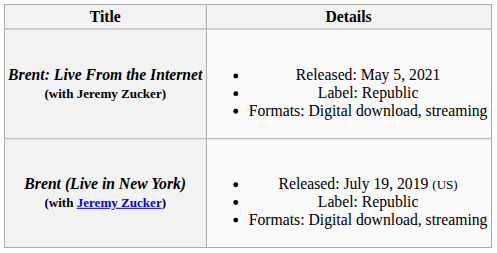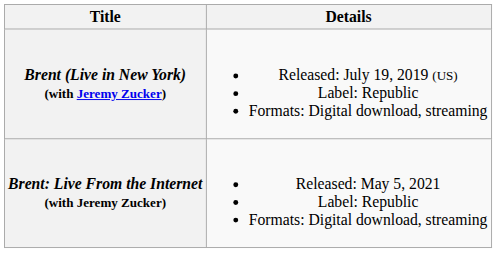rows swapped: (105, 193) <-> (105, 83)
